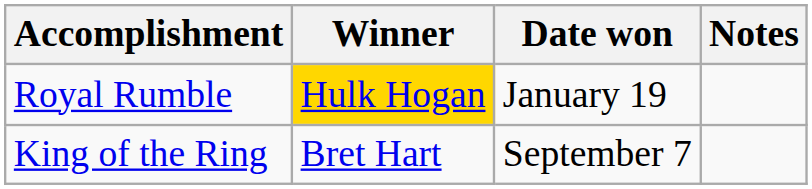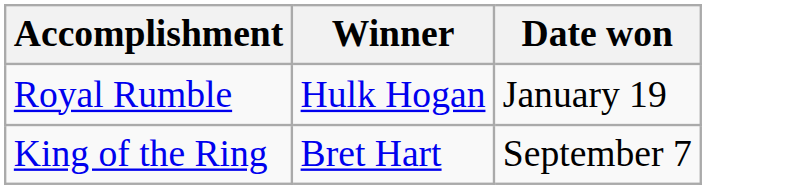- column: (754, 34)
(393, 93) gold background -> (393, 93) no background
